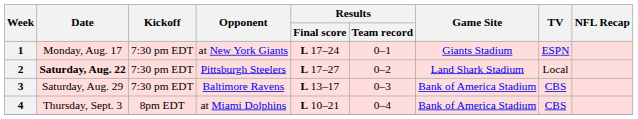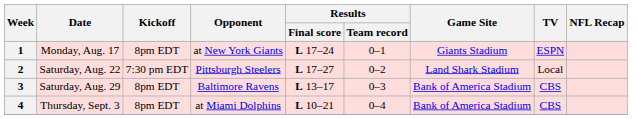(162, 50) 7:30 pm EDT -> (157, 50) 8pm EDT
(83, 68) bold -> (80, 68) normal
(162, 86) 7:30 pm EDT -> (157, 86) 8pm EDT
